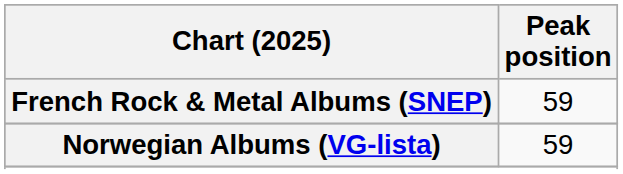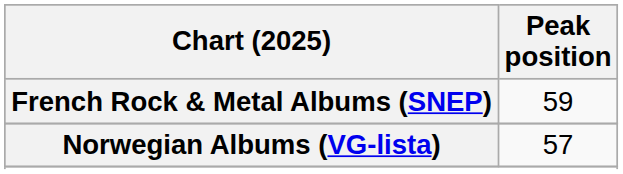(558, 144) 59 -> (558, 144) 57
